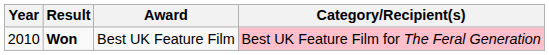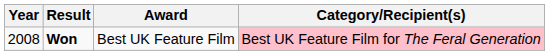(24, 38) 2010 -> (24, 38) 2008
